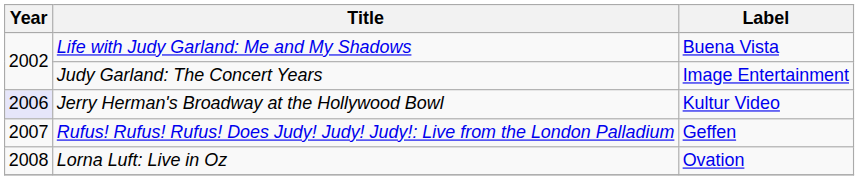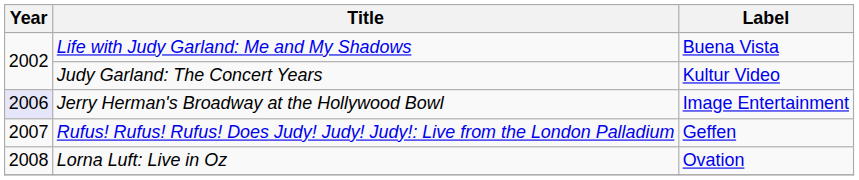(766, 75) Image Entertainment -> (731, 75) Kultur Video
(731, 103) Kultur Video -> (766, 103) Image Entertainment
